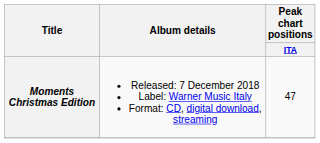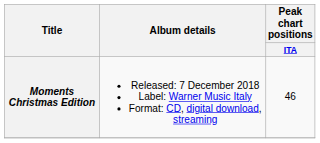(290, 97) 47 -> (290, 97) 46
